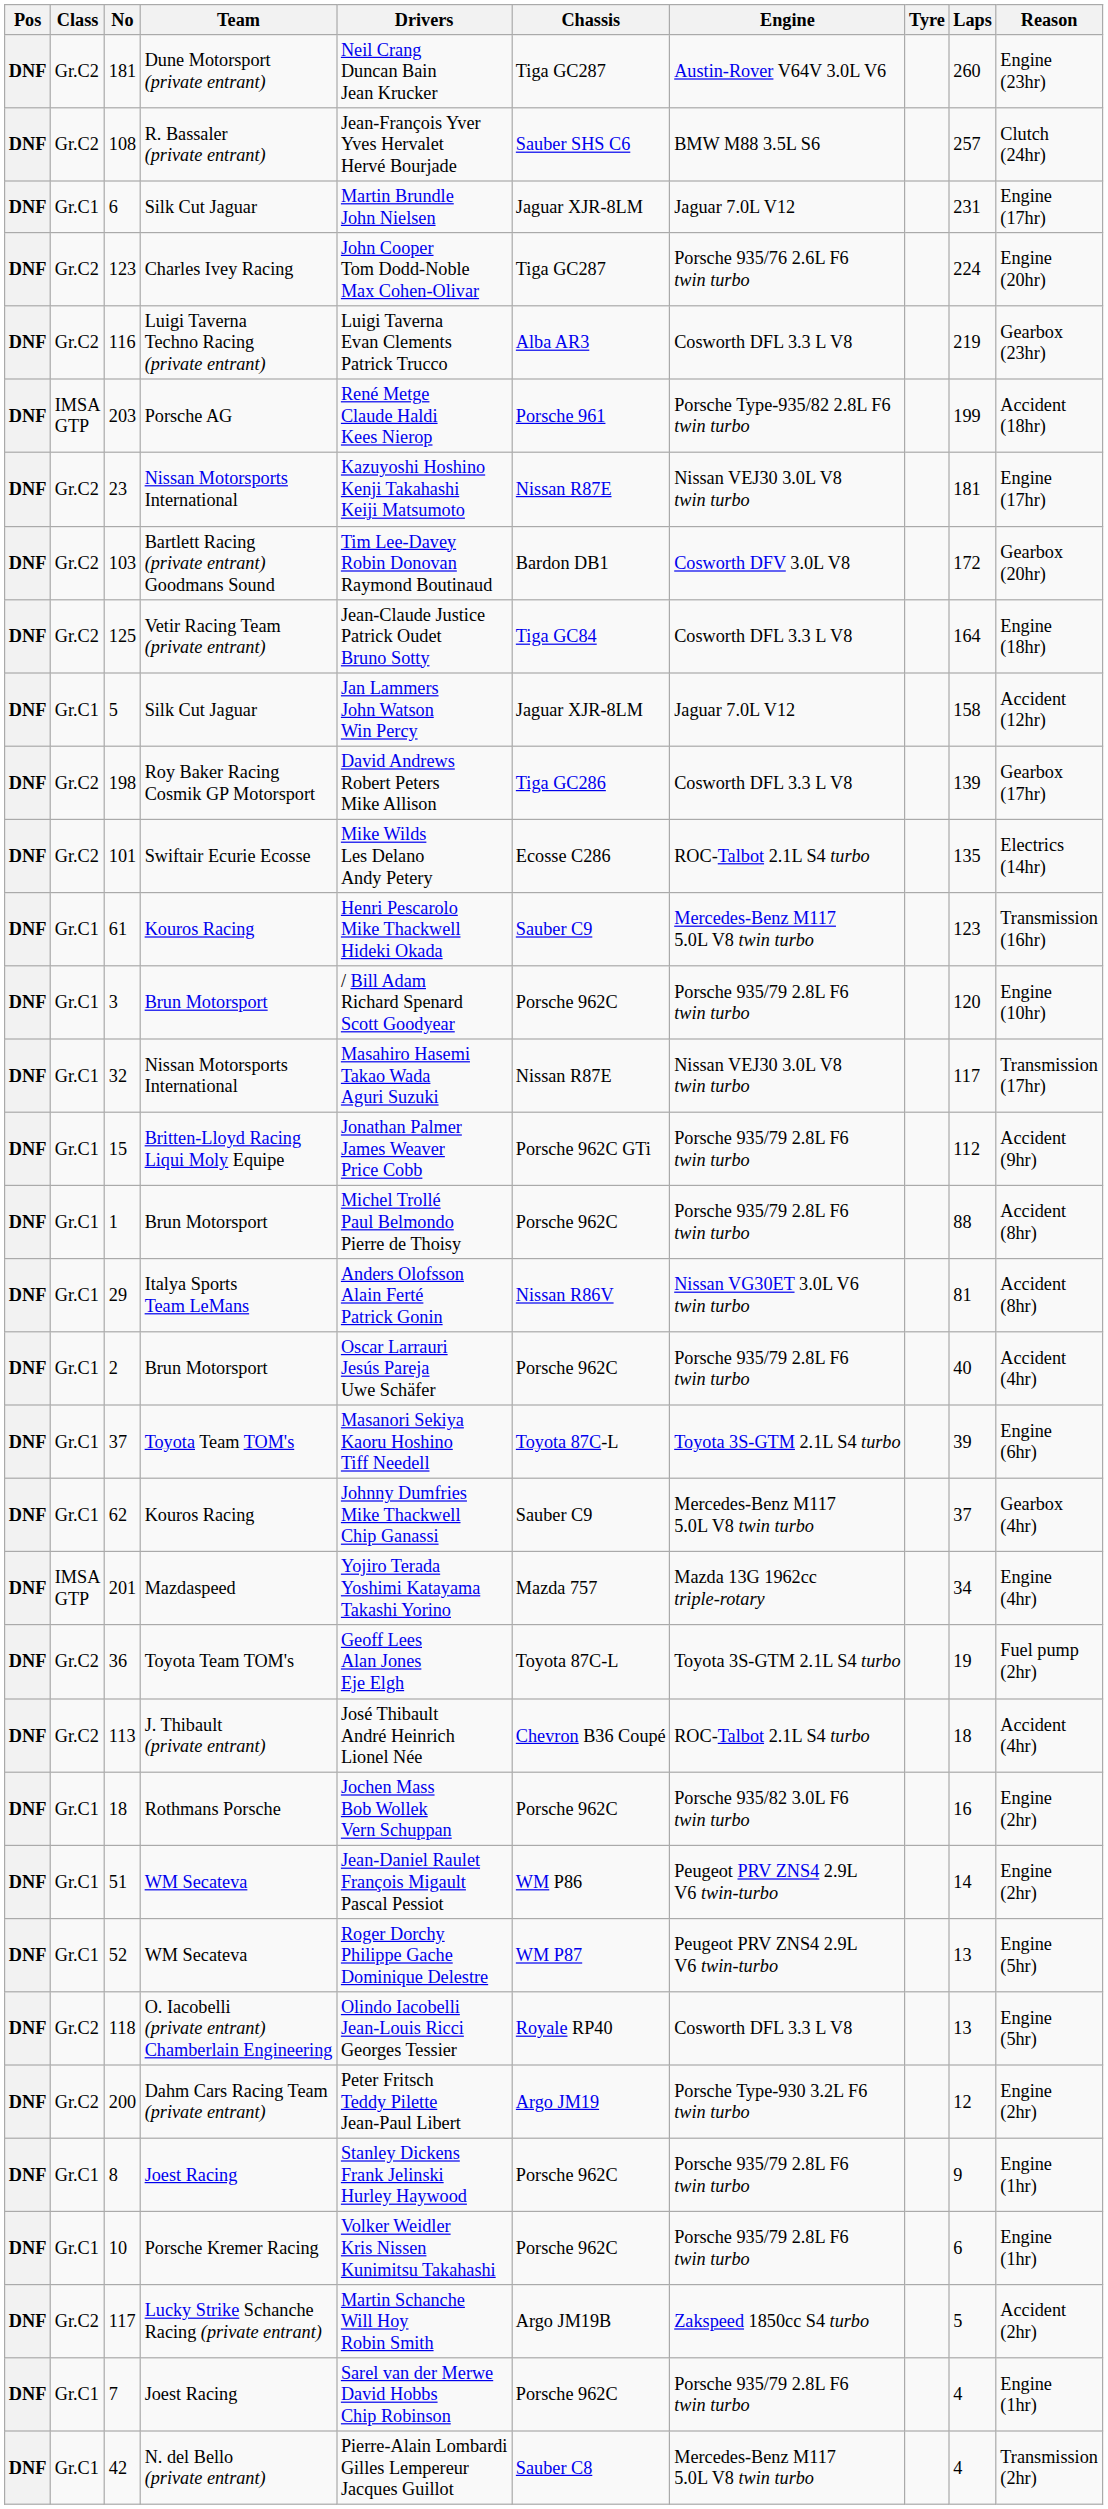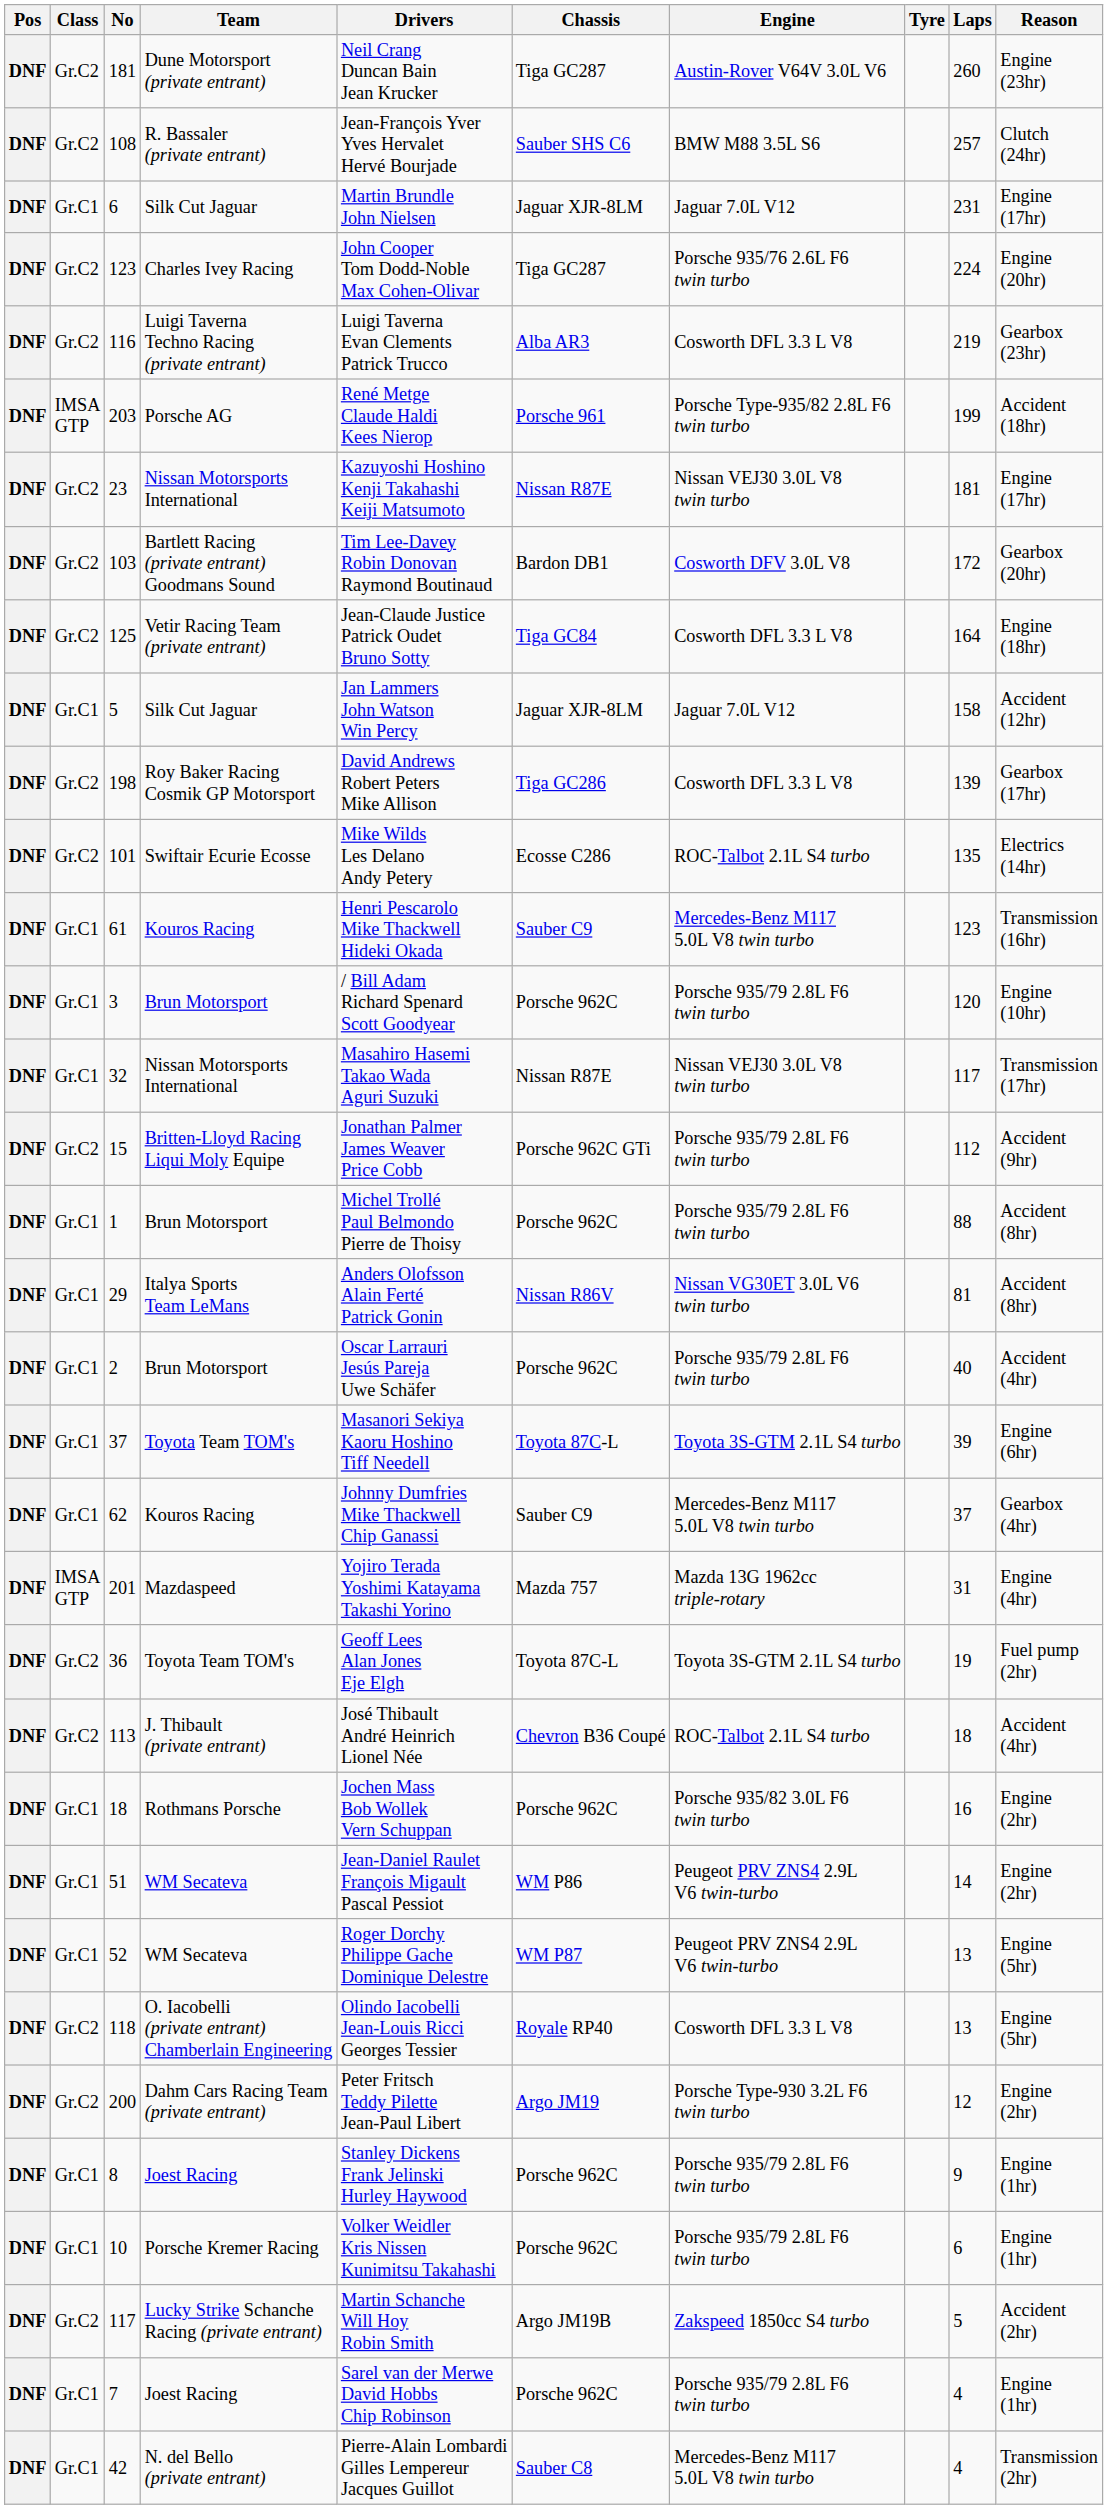(77, 1148) Gr.C1 -> (77, 1148) Gr.C2
(962, 1588) 34 -> (962, 1588) 31
